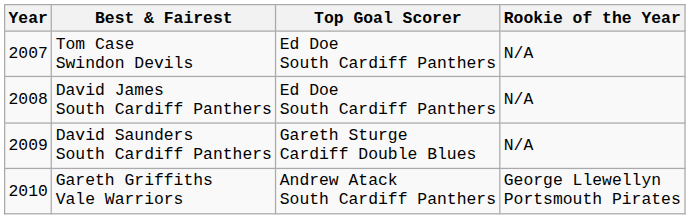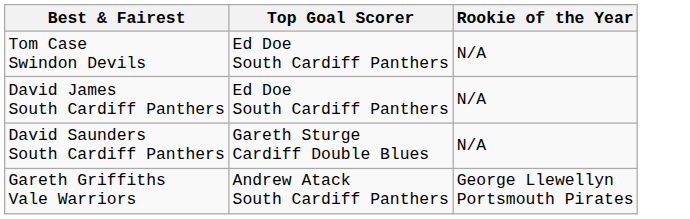- column: (28, 18)
